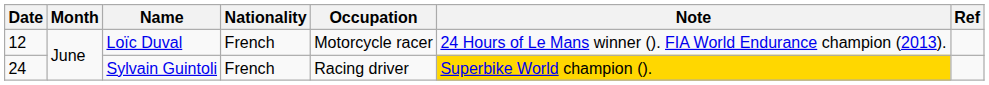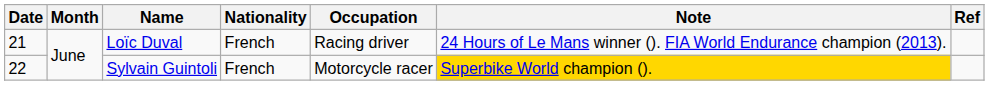(17, 42) 12 -> (17, 42) 21
(374, 42) Motorcycle racer -> (361, 42) Racing driver
(17, 67) 24 -> (17, 67) 22
(361, 67) Racing driver -> (374, 67) Motorcycle racer
